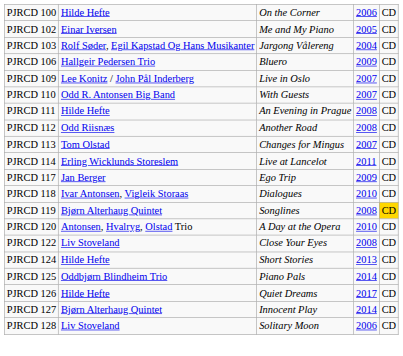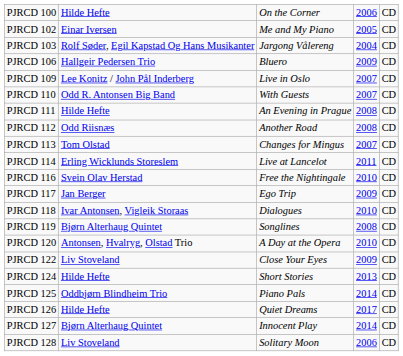+ row: (31, 177)
(389, 210) gold background -> (389, 227) no background
(366, 243) 2008 -> (366, 260) 2009
